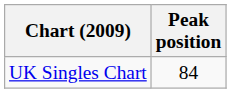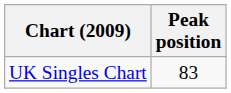(188, 72) 84 -> (188, 72) 83
